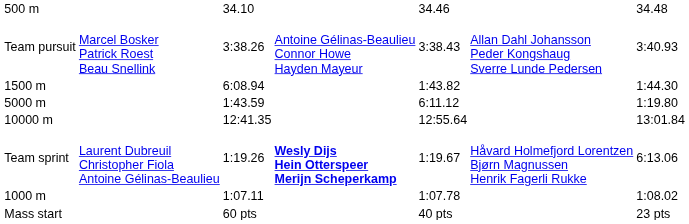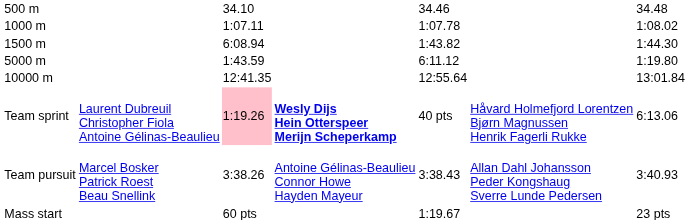rows swapped: (25, 196) <-> (40, 47)
(244, 158) no background -> (244, 116) pink background
(439, 158) 1:19.67 -> (436, 116) 40 pts
(436, 213) 40 pts -> (439, 213) 1:19.67
